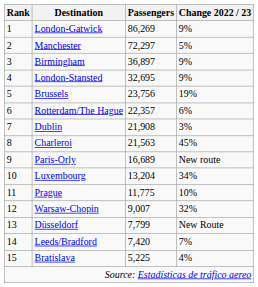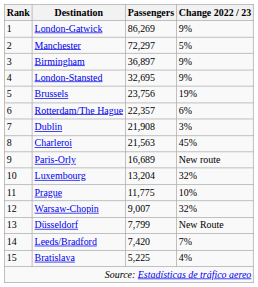(188, 176) 34% -> (188, 176) 32%
